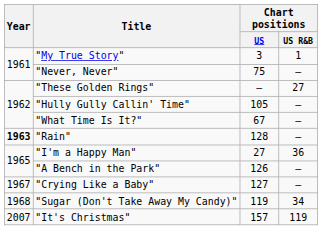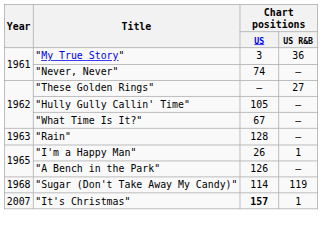(298, 56) 1 -> (298, 56) 36
(259, 72) 75 -> (259, 72) 74
(19, 137) bold -> (19, 137) normal
(259, 153) 27 -> (259, 153) 26
(298, 153) 36 -> (298, 153) 1
- row: (95, 185)
(259, 201) 119 -> (259, 185) 114
(298, 201) 34 -> (298, 185) 119
(259, 217) normal -> (259, 201) bold
(298, 217) 119 -> (298, 201) 1
